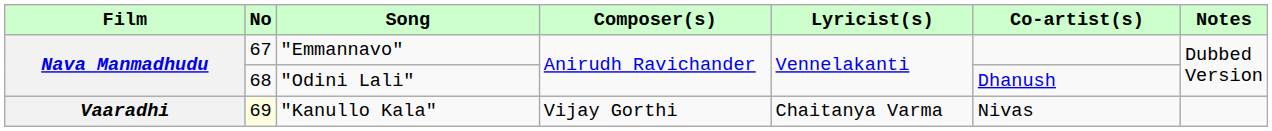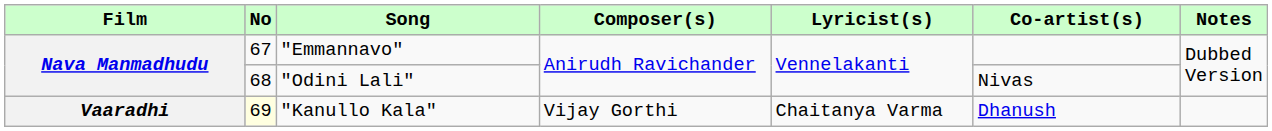(1017, 80) Dhanush -> (1006, 80) Nivas
(1006, 111) Nivas -> (1017, 111) Dhanush
